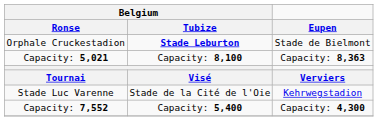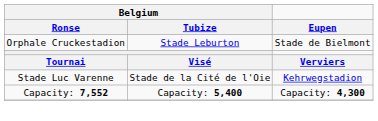(200, 42) bold -> (200, 42) normal
- row: (66, 58)
